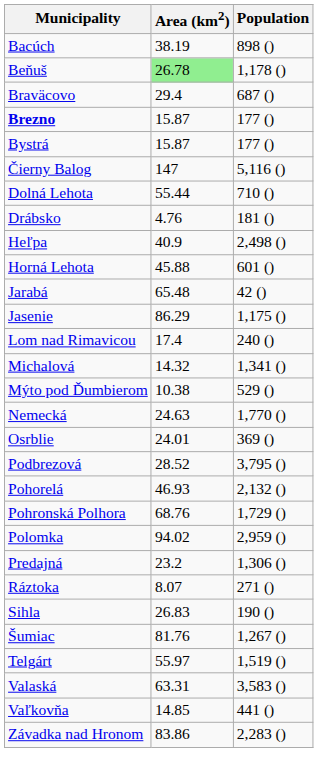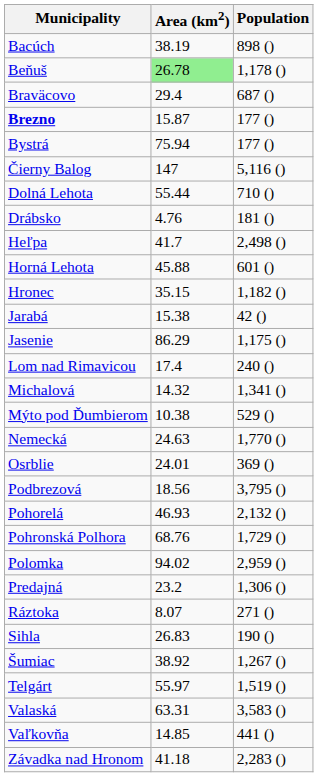(172, 144) 15.87 -> (172, 144) 75.94
(168, 242) 40.9 -> (168, 242) 41.7
+ row: (31, 291)
(172, 291) 65.48 -> (172, 316) 15.38
(172, 464) 28.52 -> (172, 488) 18.56
(172, 636) 81.76 -> (172, 660) 38.92
(172, 734) 83.86 -> (172, 759) 41.18
